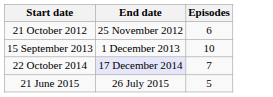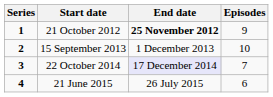+ column: (21, 13)
(140, 30) normal -> (175, 30) bold
(209, 30) 6 -> (245, 30) 9
(209, 83) 5 -> (245, 83) 6
